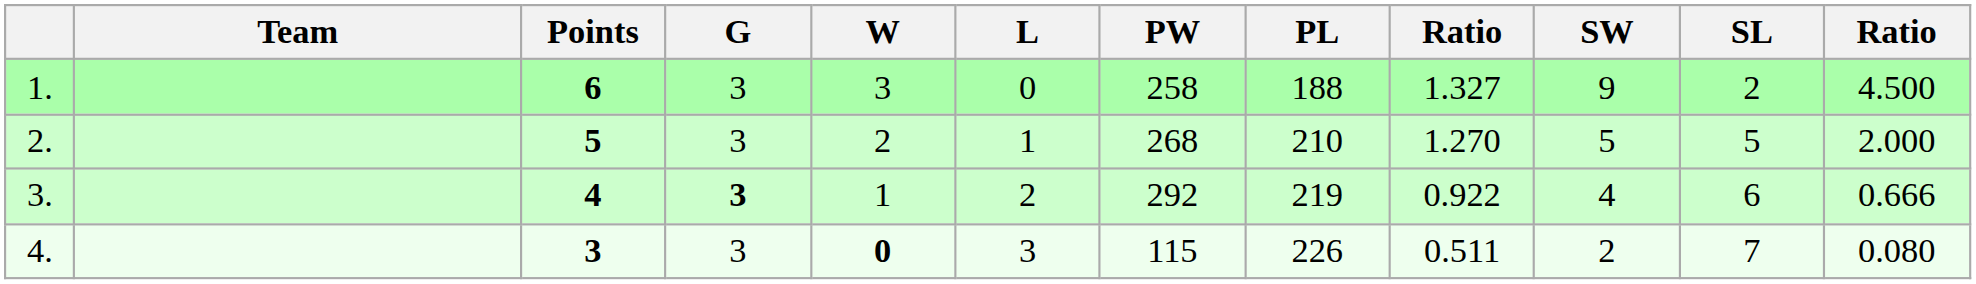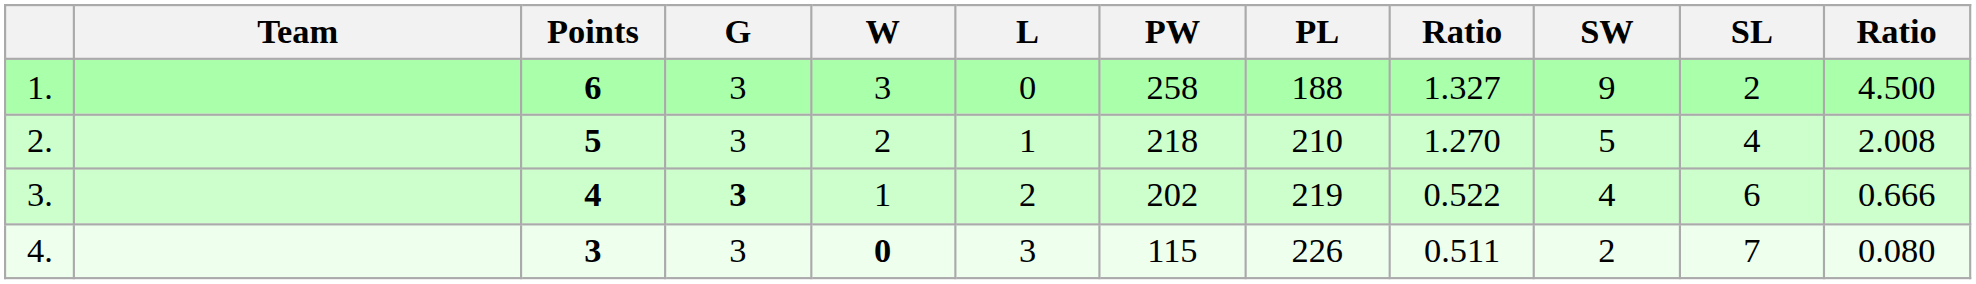(1172, 140) 268 -> (1172, 140) 218
(1752, 140) 5 -> (1752, 140) 4
(1897, 140) 2.000 -> (1897, 140) 2.008
(1172, 195) 292 -> (1172, 195) 202
(1462, 195) 0.922 -> (1462, 195) 0.522
